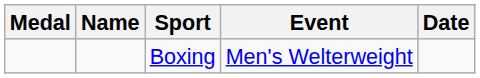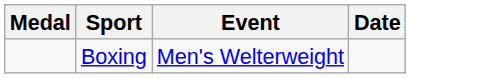- column: (110, 22)
